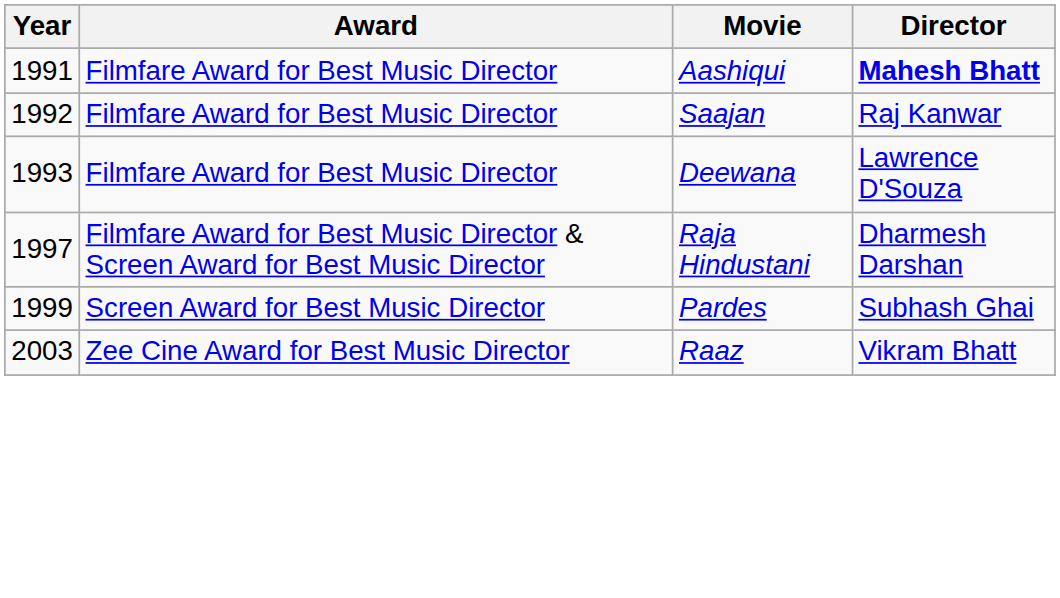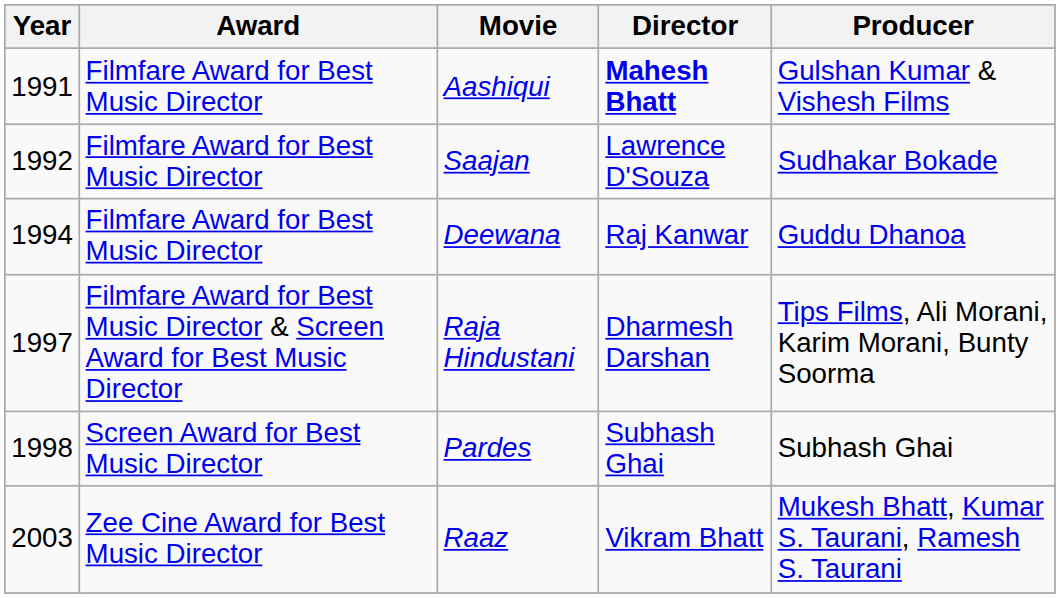+ column: (913, 26)
(930, 114) Raj Kanwar -> (665, 160) Lawrence D'Souza
(42, 173) 1993 -> (42, 235) 1994
(918, 173) Lawrence D'Souza -> (677, 235) Raj Kanwar
(42, 308) 1999 -> (42, 448) 1998
